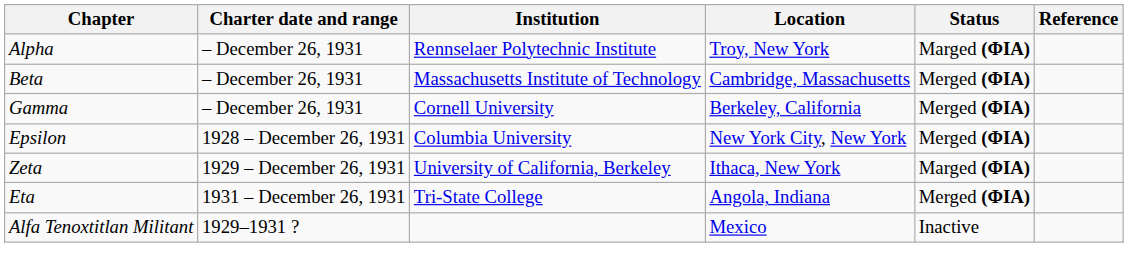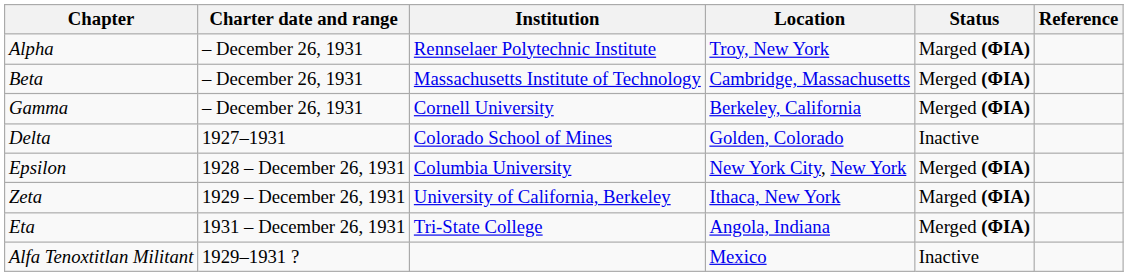+ row: (30, 138)
